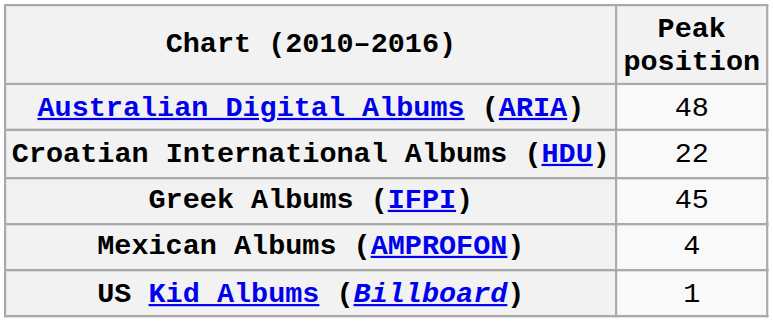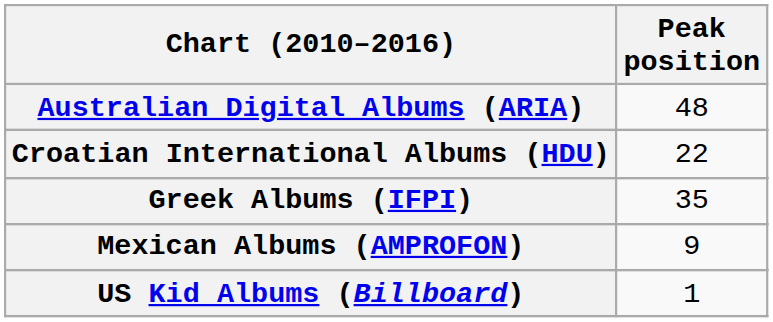(692, 200) 45 -> (692, 200) 35
(692, 247) 4 -> (692, 247) 9
